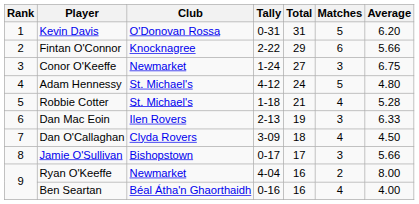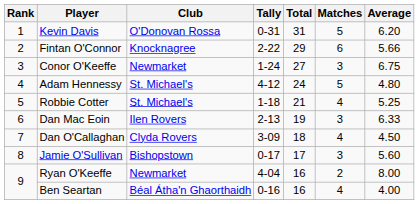(389, 102) 5.28 -> (389, 102) 5.25
(389, 155) 5.66 -> (389, 155) 5.60
